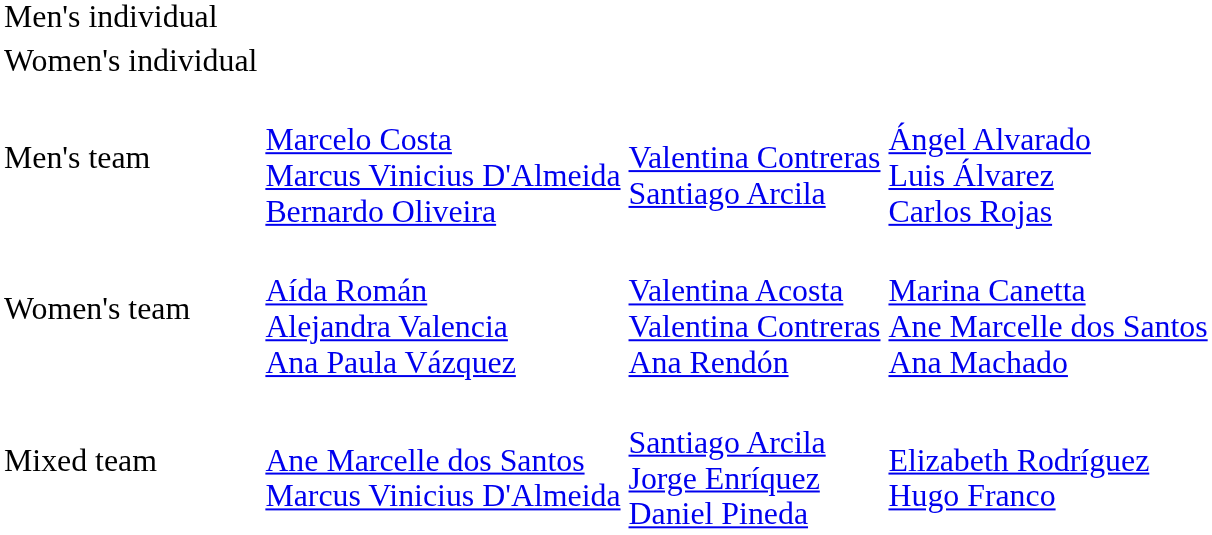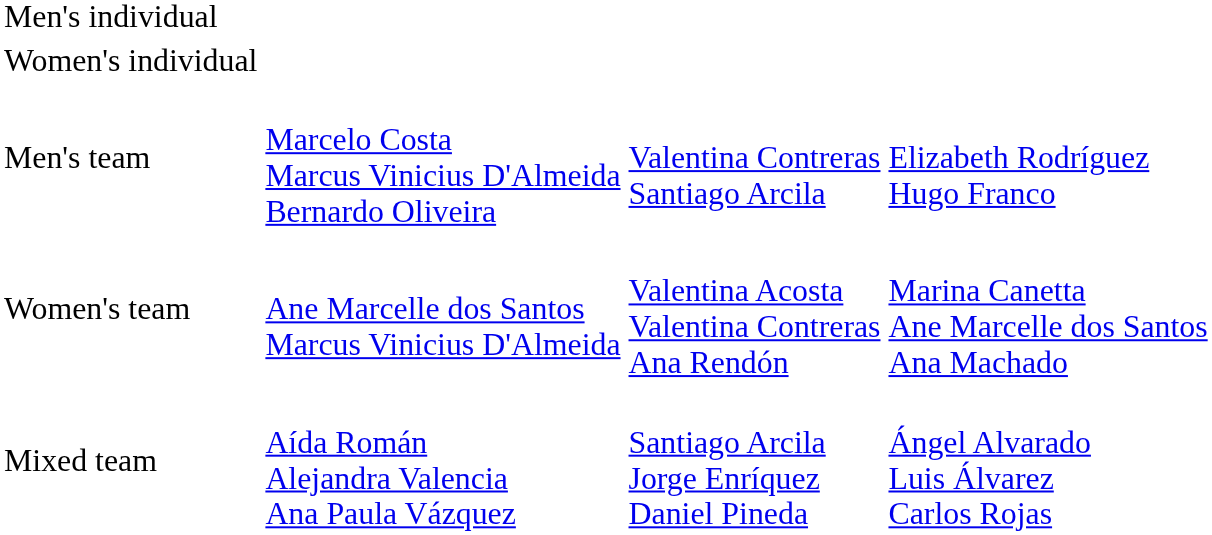(990, 175) Ángel Alvarado Luis Álvarez Carlos Rojas -> (1019, 175) Elizabeth Rodríguez Hugo Franco
(391, 326) Aída Román Alejandra Valencia Ana Paula Vázquez -> (443, 326) Ane Marcelle dos Santos Marcus Vinicius D'Almeida
(443, 478) Ane Marcelle dos Santos Marcus Vinicius D'Almeida -> (391, 478) Aída Román Alejandra Valencia Ana Paula Vázquez
(1019, 478) Elizabeth Rodríguez Hugo Franco -> (990, 478) Ángel Alvarado Luis Álvarez Carlos Rojas
